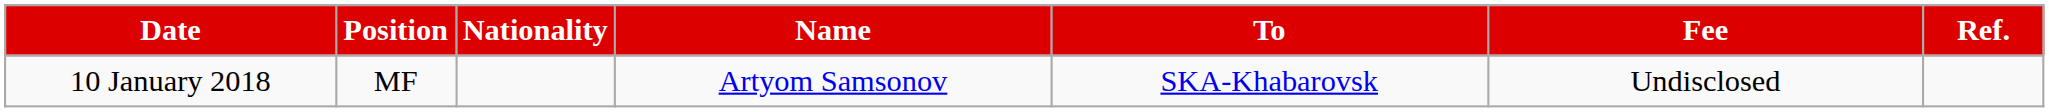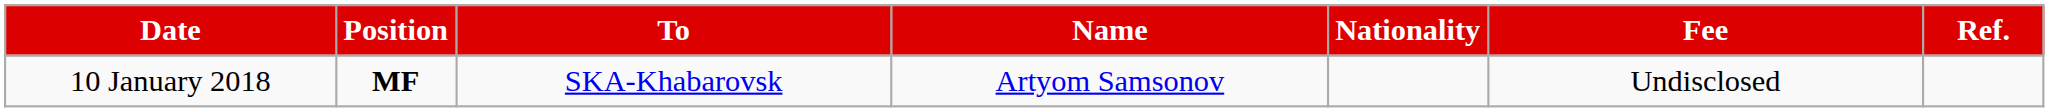columns swapped: (535, 29) <-> (1269, 29)
(396, 80) normal -> (396, 80) bold
